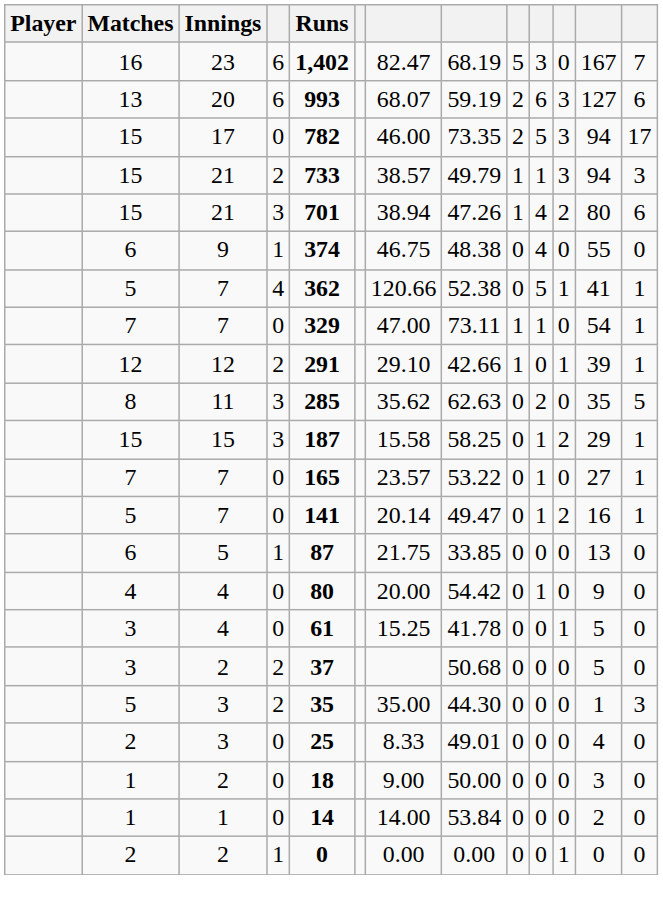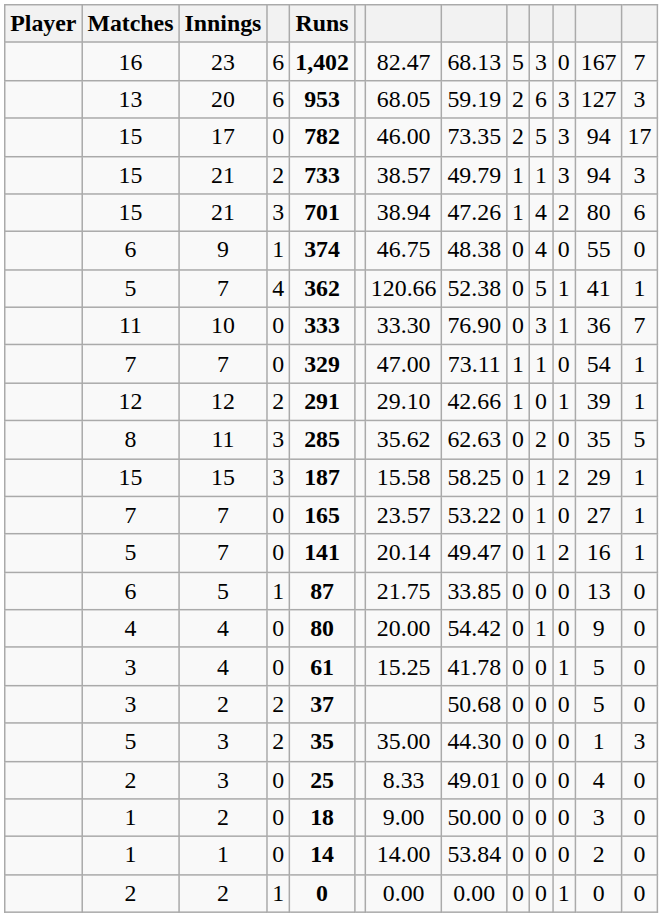(474, 61) 68.19 -> (474, 61) 68.13
(322, 99) 993 -> (322, 99) 953
(404, 99) 68.07 -> (404, 99) 68.05
(639, 99) 6 -> (639, 99) 3
+ row: (130, 325)
